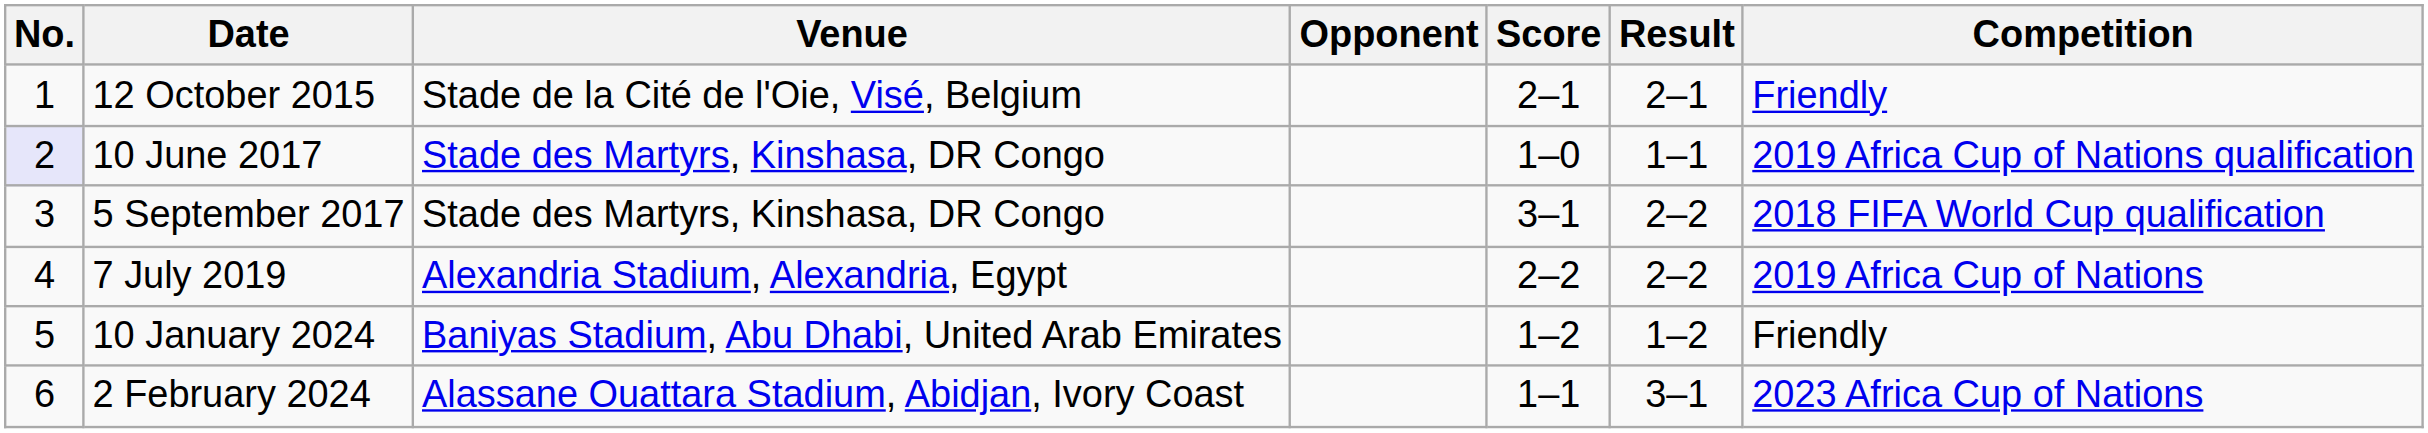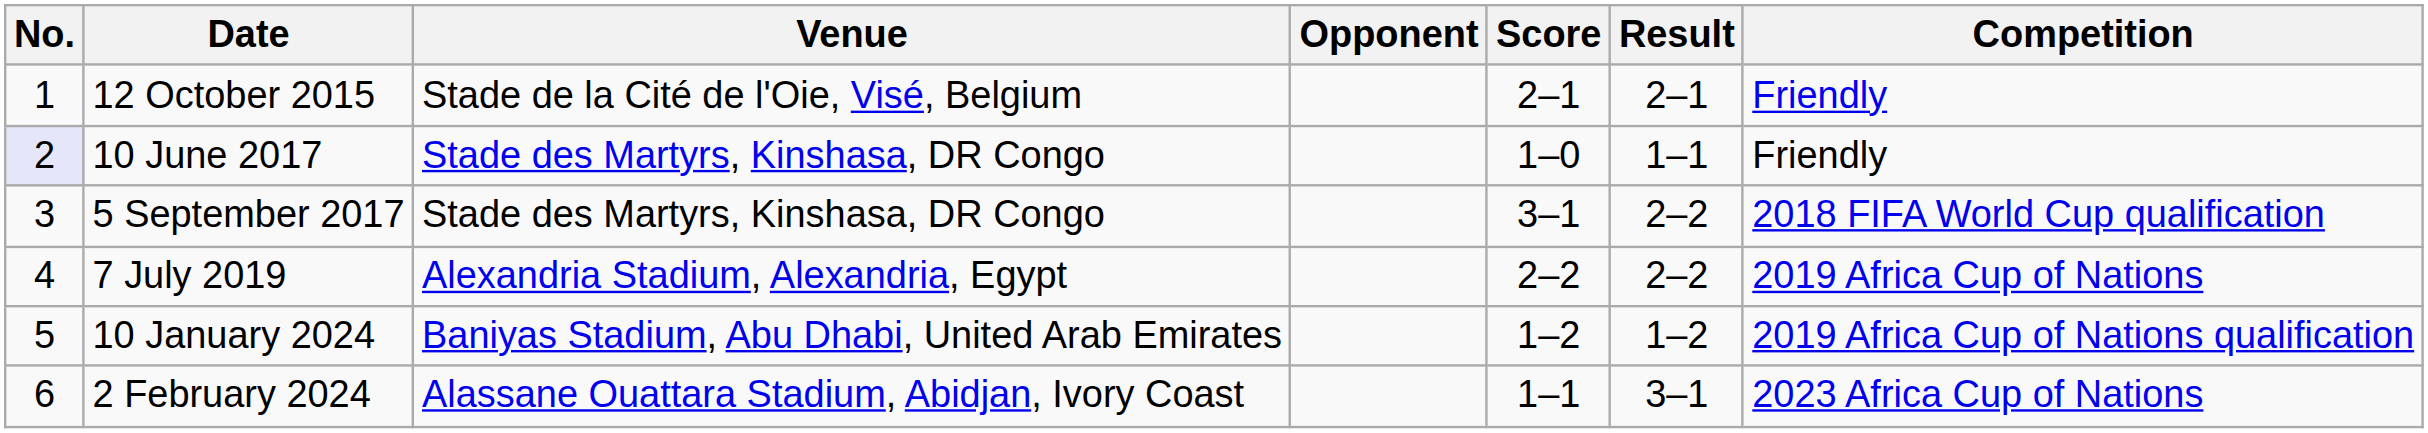(2083, 154) 2019 Africa Cup of Nations qualification -> (1820, 154) Friendly
(1820, 335) Friendly -> (2083, 335) 2019 Africa Cup of Nations qualification
